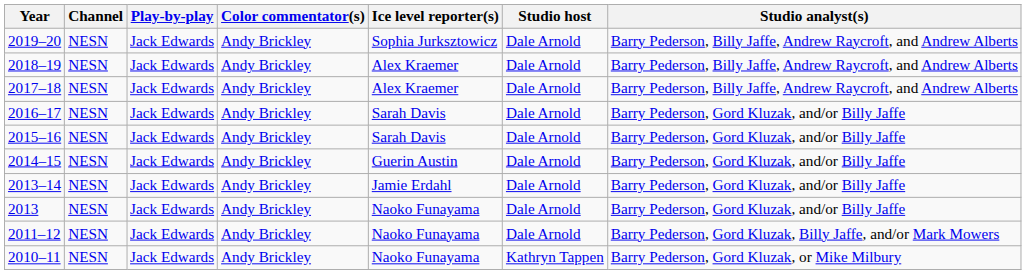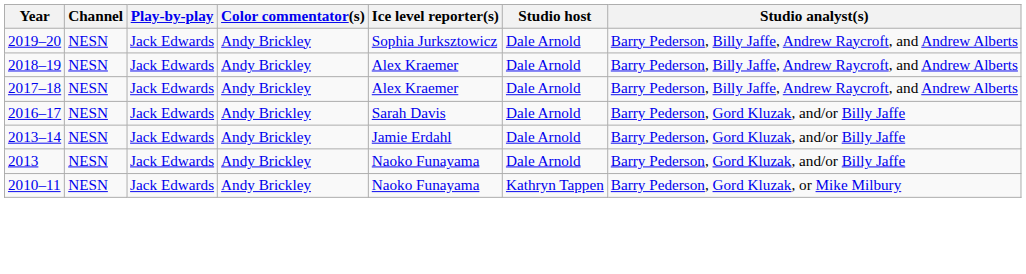- row: (35, 137)
- row: (35, 161)
- row: (34, 233)
